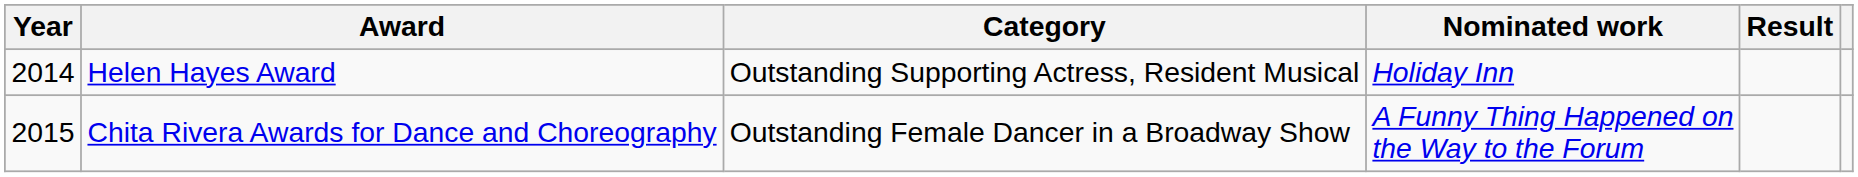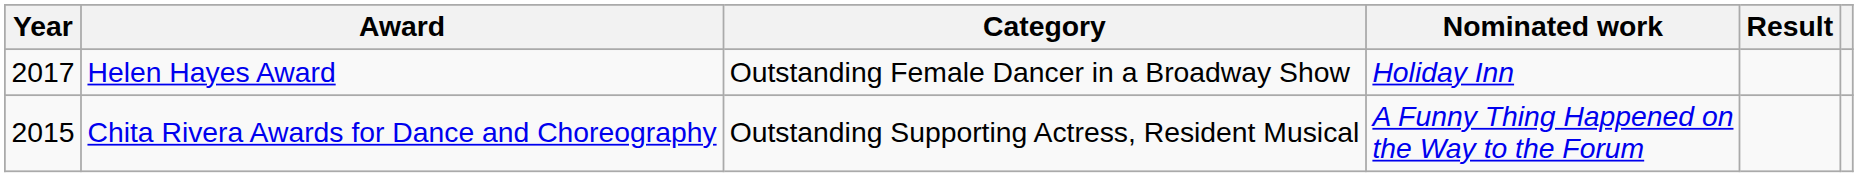(43, 71) 2014 -> (43, 71) 2017
(1045, 71) Outstanding Supporting Actress, Resident Musical -> (1040, 71) Outstanding Female Dancer in a Broadway Show
(1040, 132) Outstanding Female Dancer in a Broadway Show -> (1045, 132) Outstanding Supporting Actress, Resident Musical
